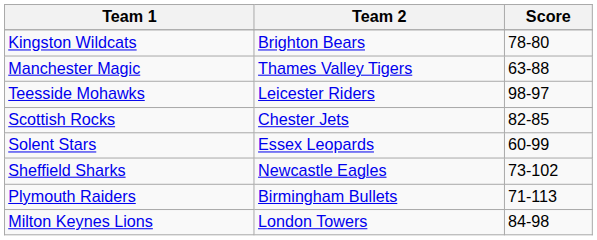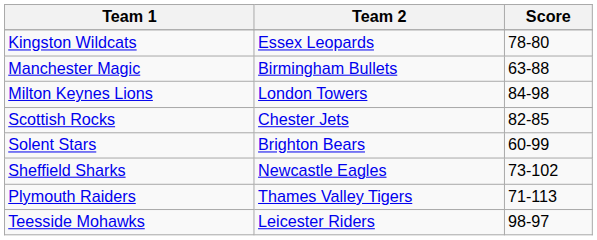(312, 42) Brighton Bears -> (316, 42) Essex Leopards
(335, 68) Thames Valley Tigers -> (328, 68) Birmingham Bullets
rows swapped: (76, 94) <-> (81, 222)
(316, 145) Essex Leopards -> (312, 145) Brighton Bears
(328, 196) Birmingham Bullets -> (335, 196) Thames Valley Tigers
